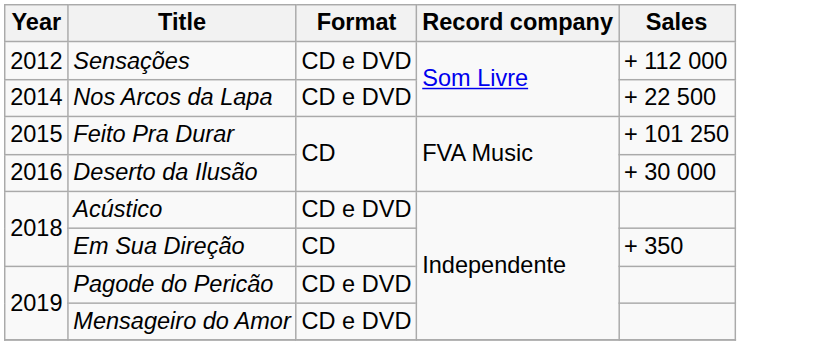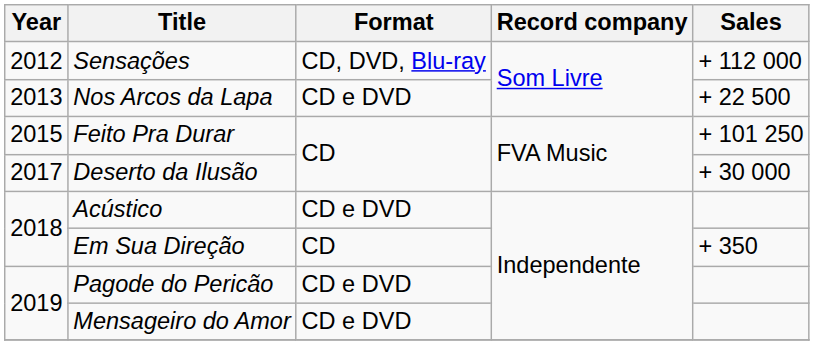(357, 60) CD e DVD -> (394, 60) CD, DVD, Blu-ray
(36, 97) 2014 -> (36, 97) 2013
(36, 172) 2016 -> (36, 172) 2017
